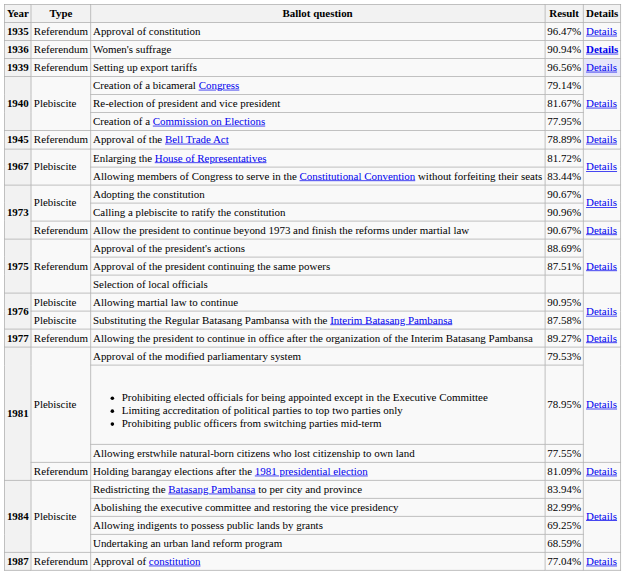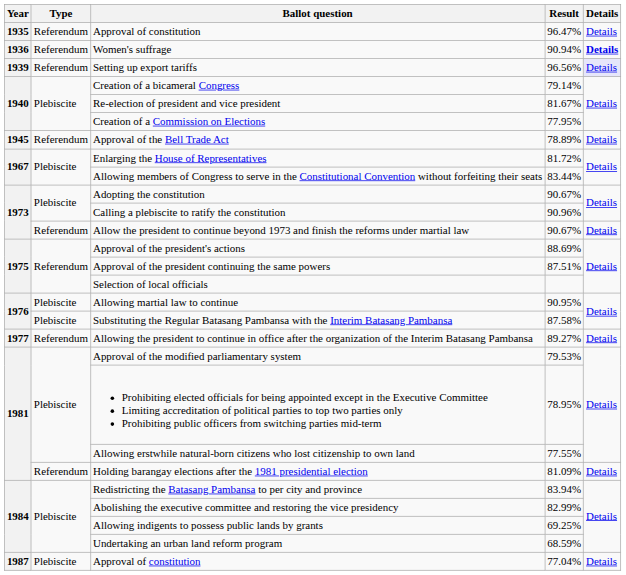(61, 561) Referendum -> (55, 561) Plebiscite
